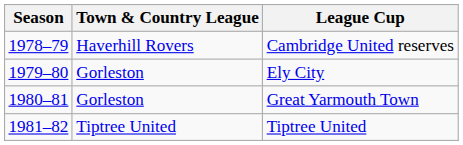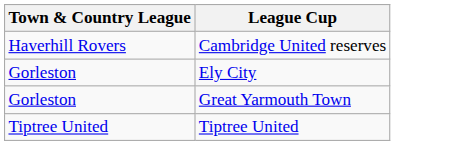- column: (38, 18)
